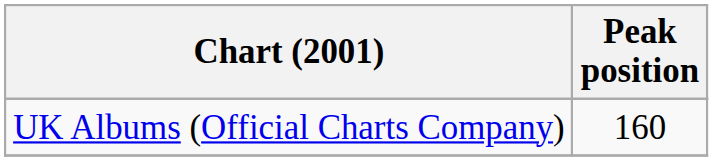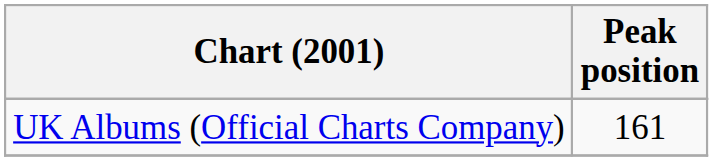(640, 126) 160 -> (640, 126) 161
